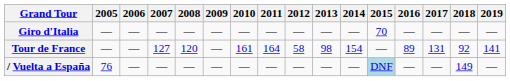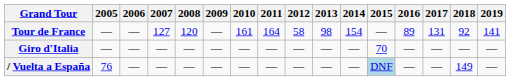rows swapped: (48, 31) <-> (48, 48)
